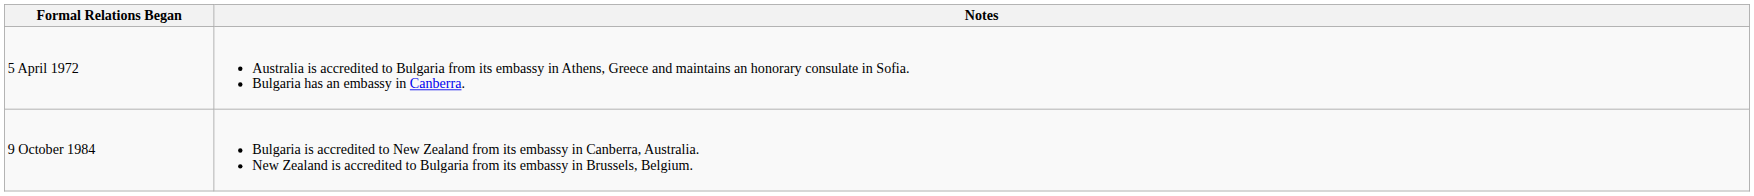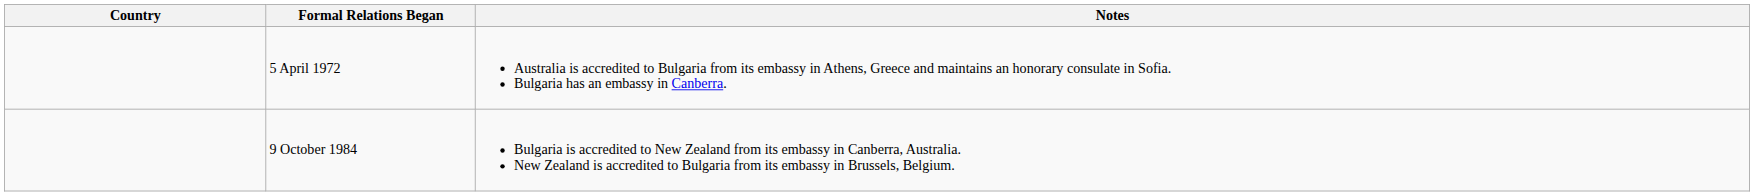+ column: (135, 15)
